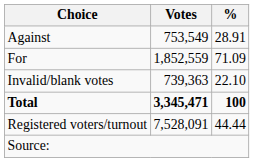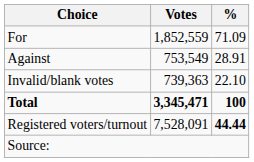rows swapped: (17, 59) <-> (29, 37)
(230, 124) normal -> (230, 124) bold
